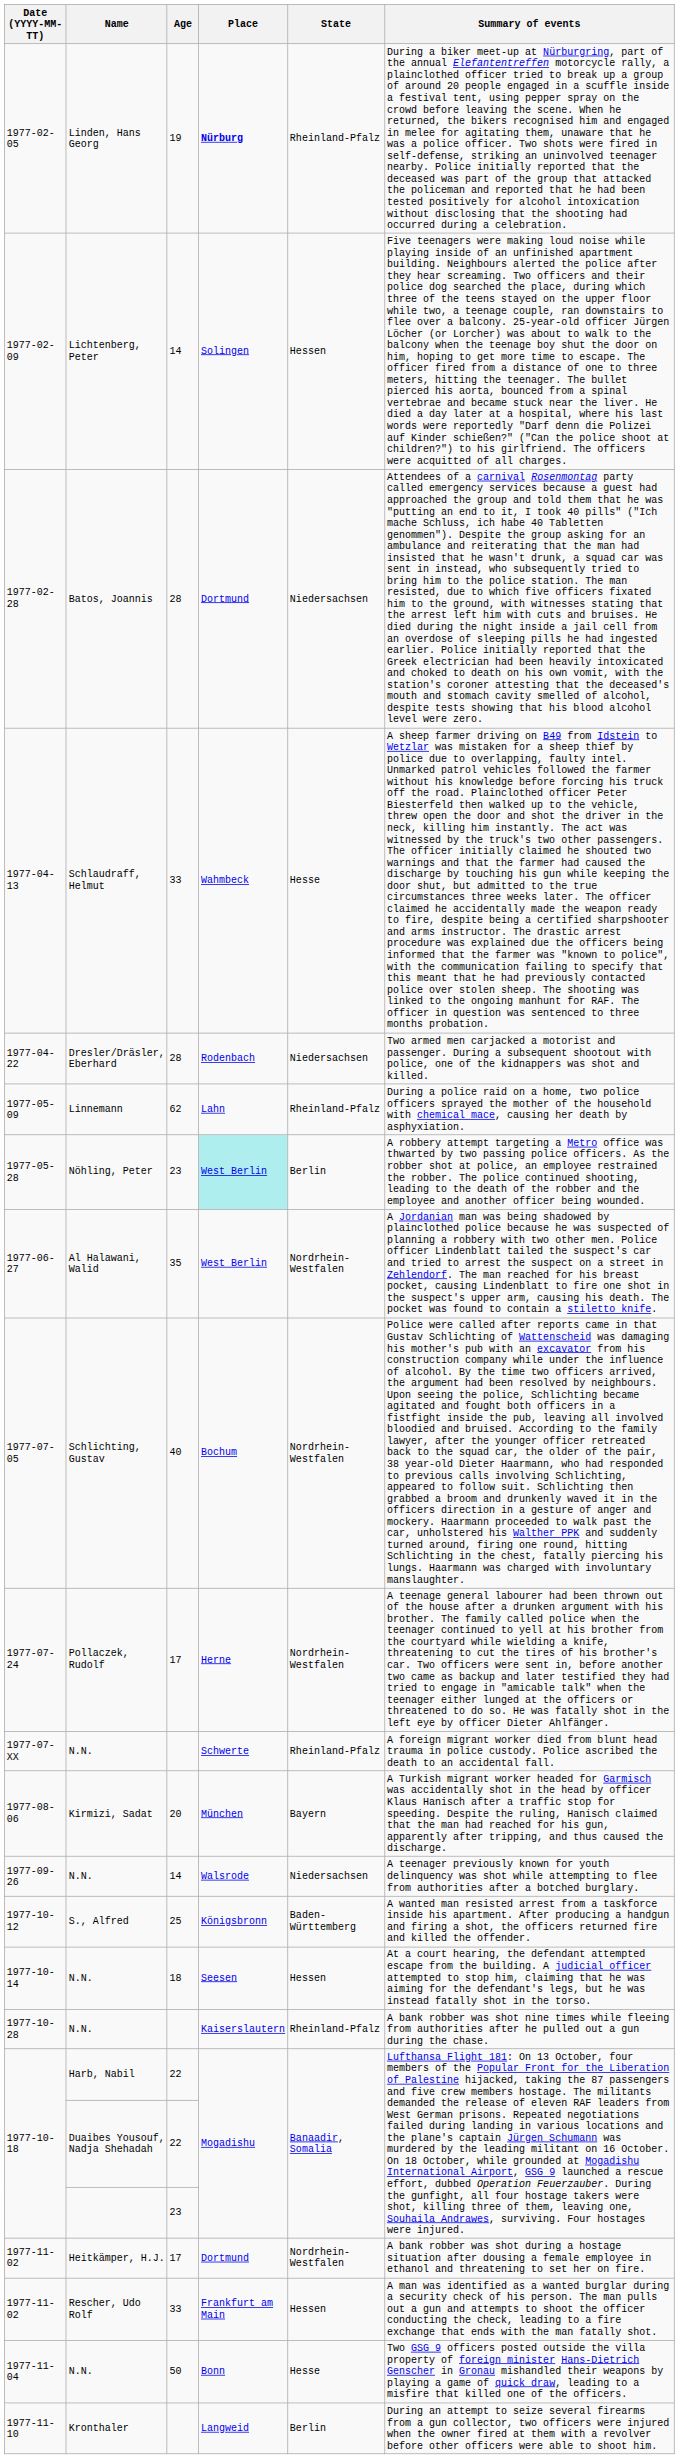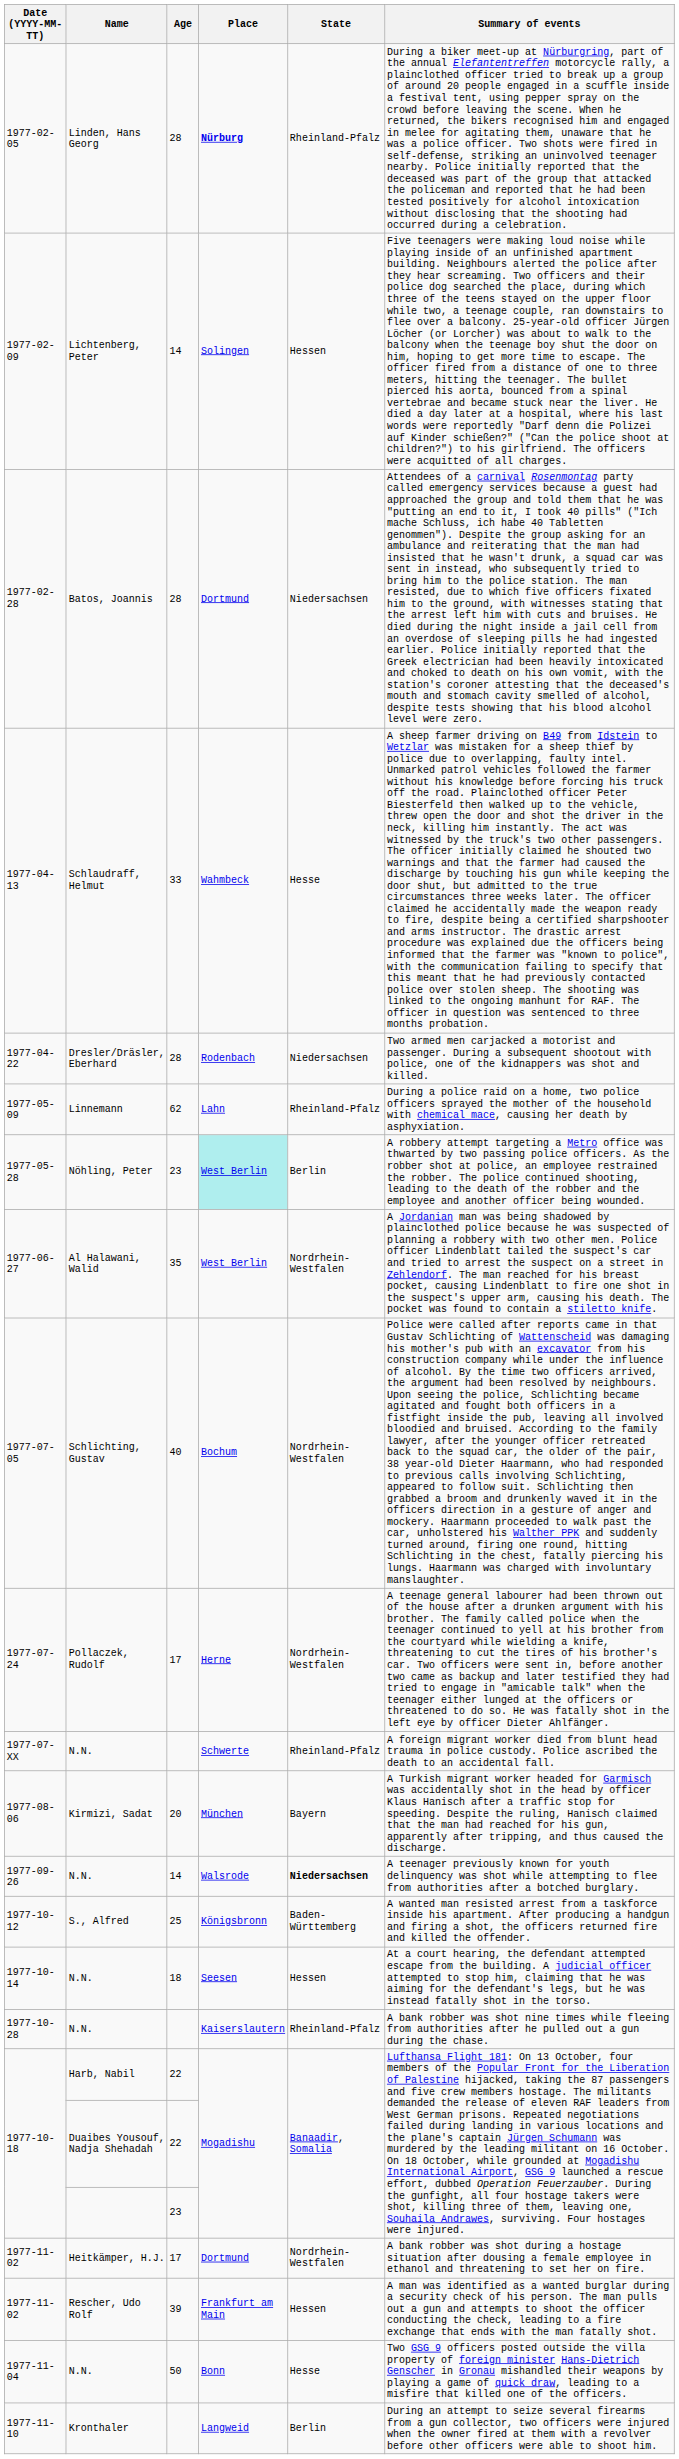(176, 139) 19 -> (176, 139) 28
(329, 1876) normal -> (329, 1876) bold
(176, 2309) 33 -> (176, 2309) 39
